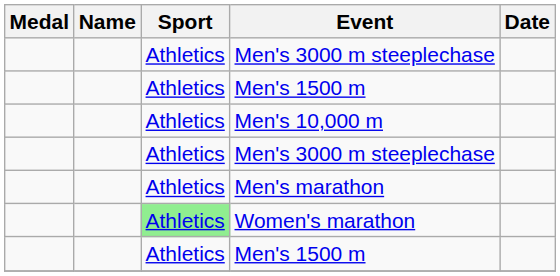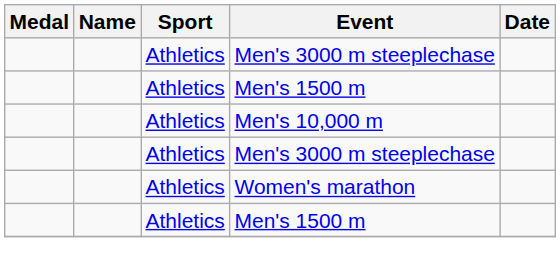- row: (39, 188)
(185, 221) lightgreen background -> (185, 188) no background
